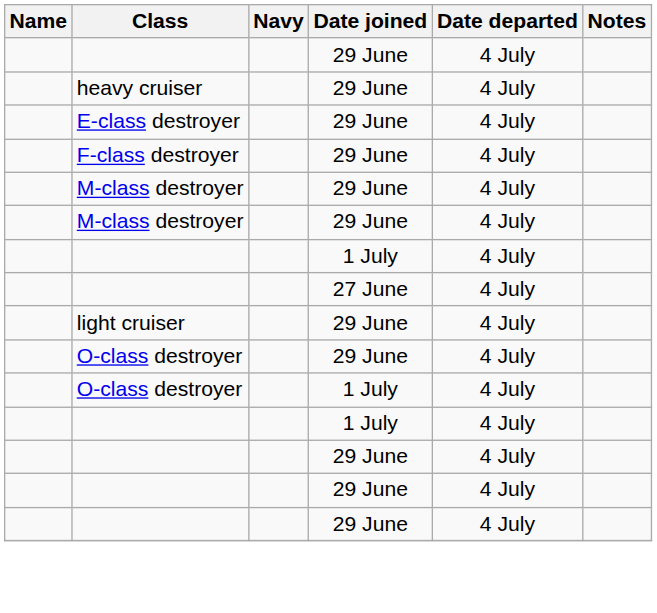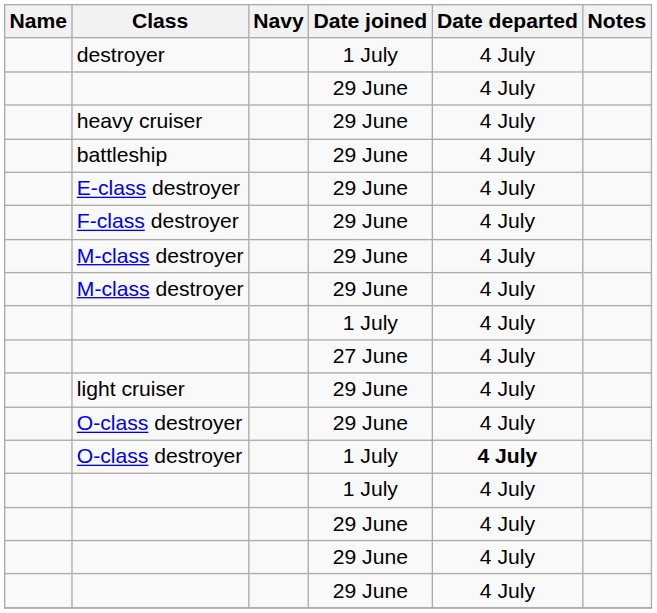+ row: (121, 54)
+ row: (122, 155)
(507, 389) normal -> (507, 456) bold
